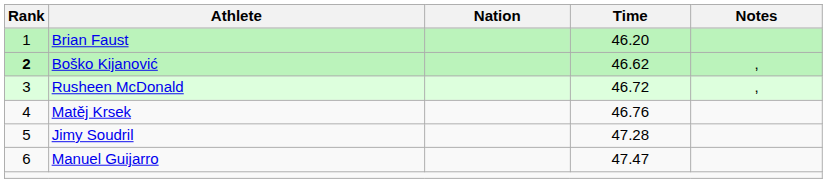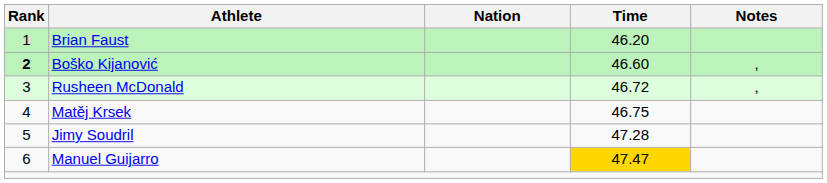(630, 64) 46.62 -> (630, 64) 46.60
(630, 111) 46.76 -> (630, 111) 46.75
(630, 159) no background -> (630, 159) gold background
